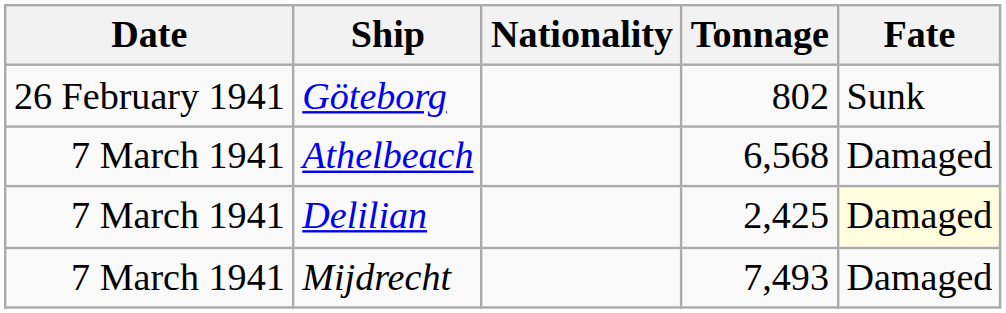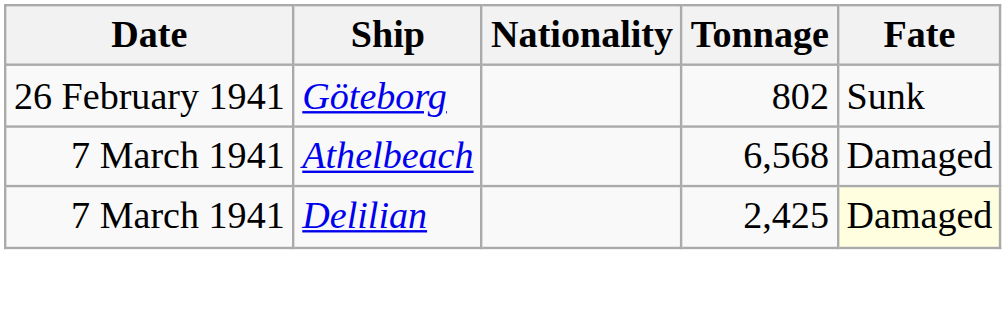- row: (377, 276)
